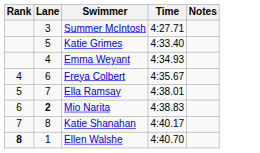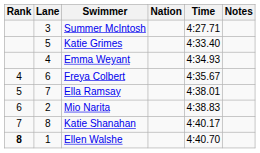+ column: (166, 12)
(48, 108) bold -> (48, 108) normal
